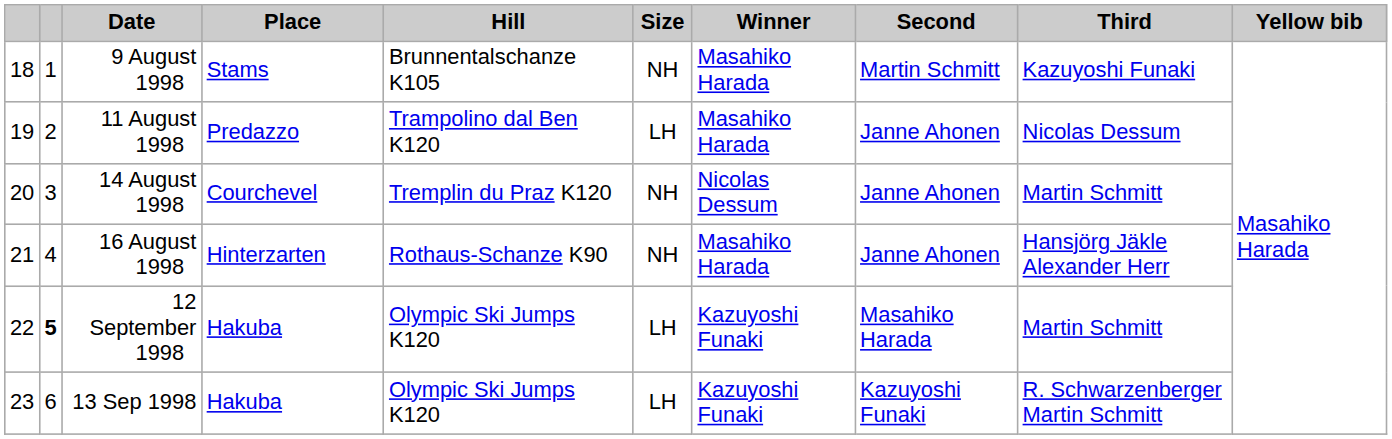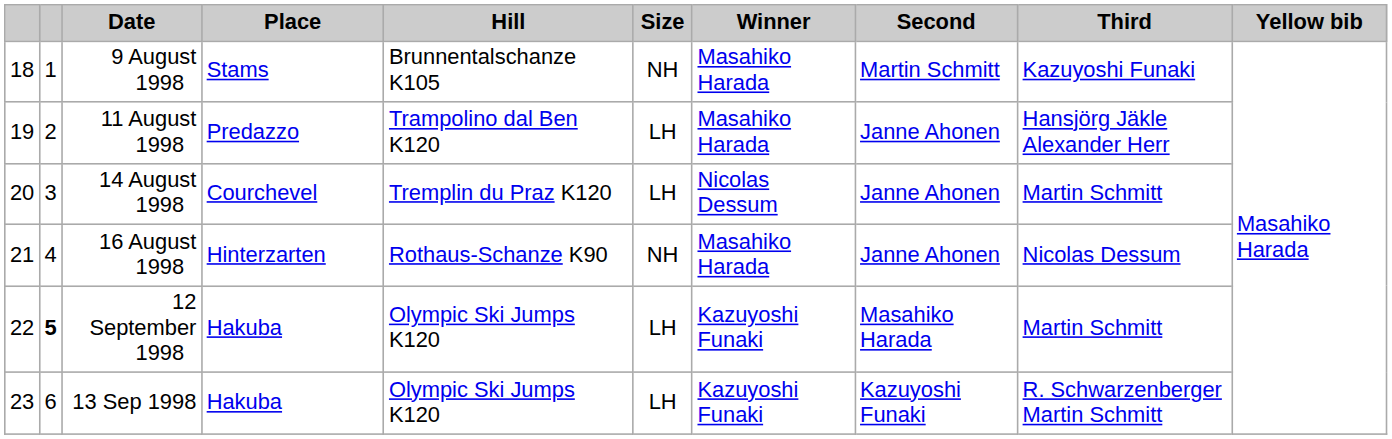(1102, 131) Nicolas Dessum -> (1096, 131) Hansjörg Jäkle Alexander Herr
(663, 193) NH -> (663, 193) LH
(1096, 254) Hansjörg Jäkle Alexander Herr -> (1102, 254) Nicolas Dessum
